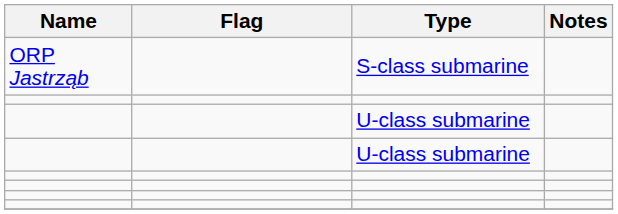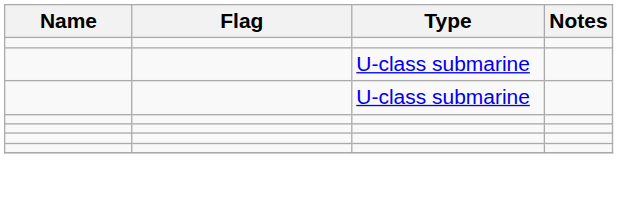- row: (49, 66)
